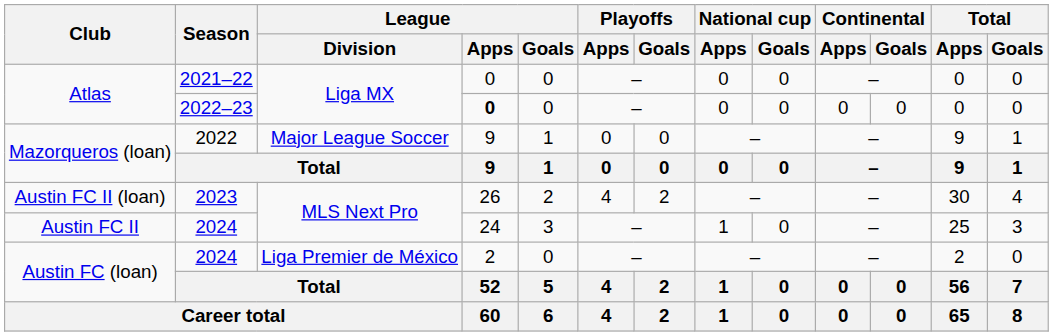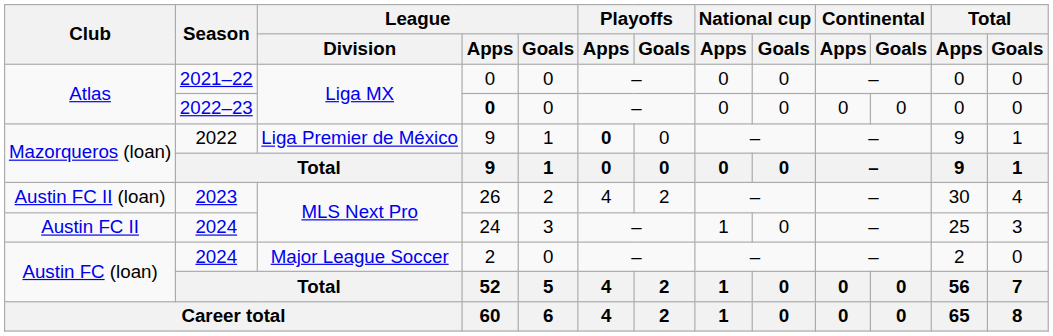(360, 138) Major League Soccer -> (360, 138) Liga Premier de México
(606, 138) normal -> (606, 138) bold
(360, 256) Liga Premier de México -> (360, 256) Major League Soccer
